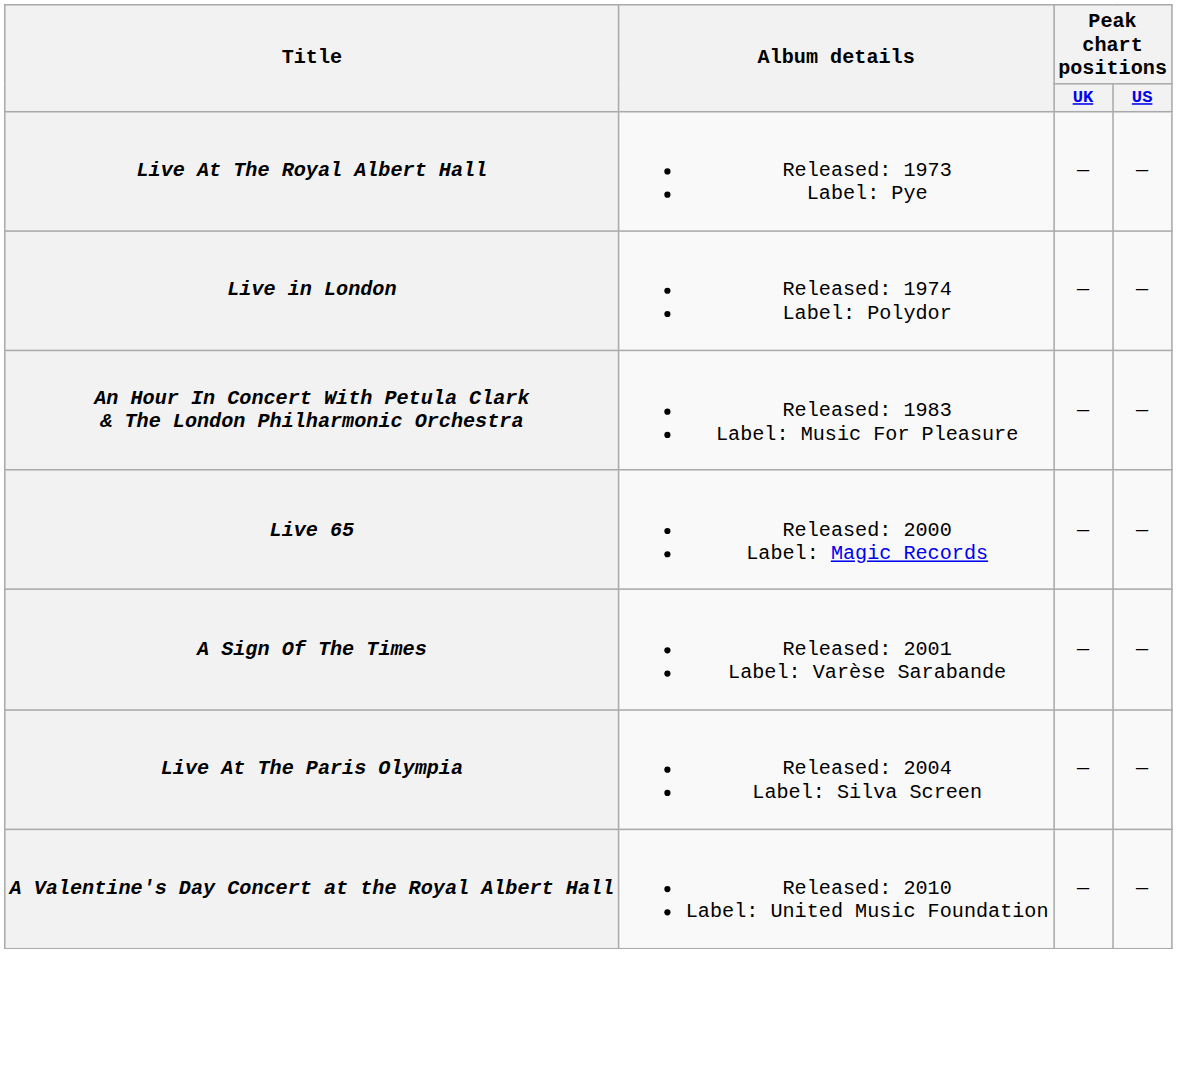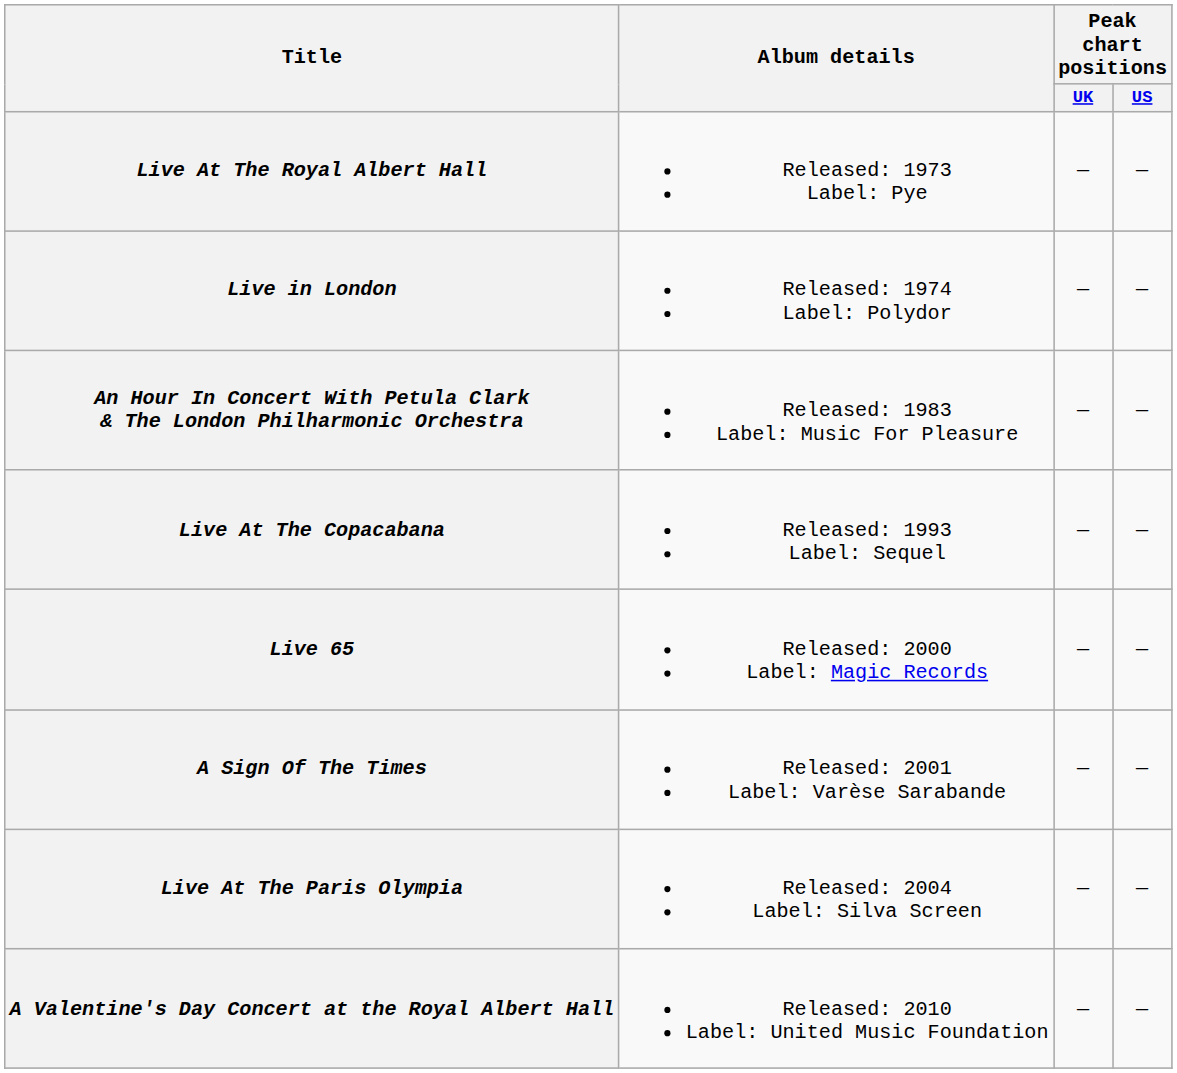+ row: (312, 530)
